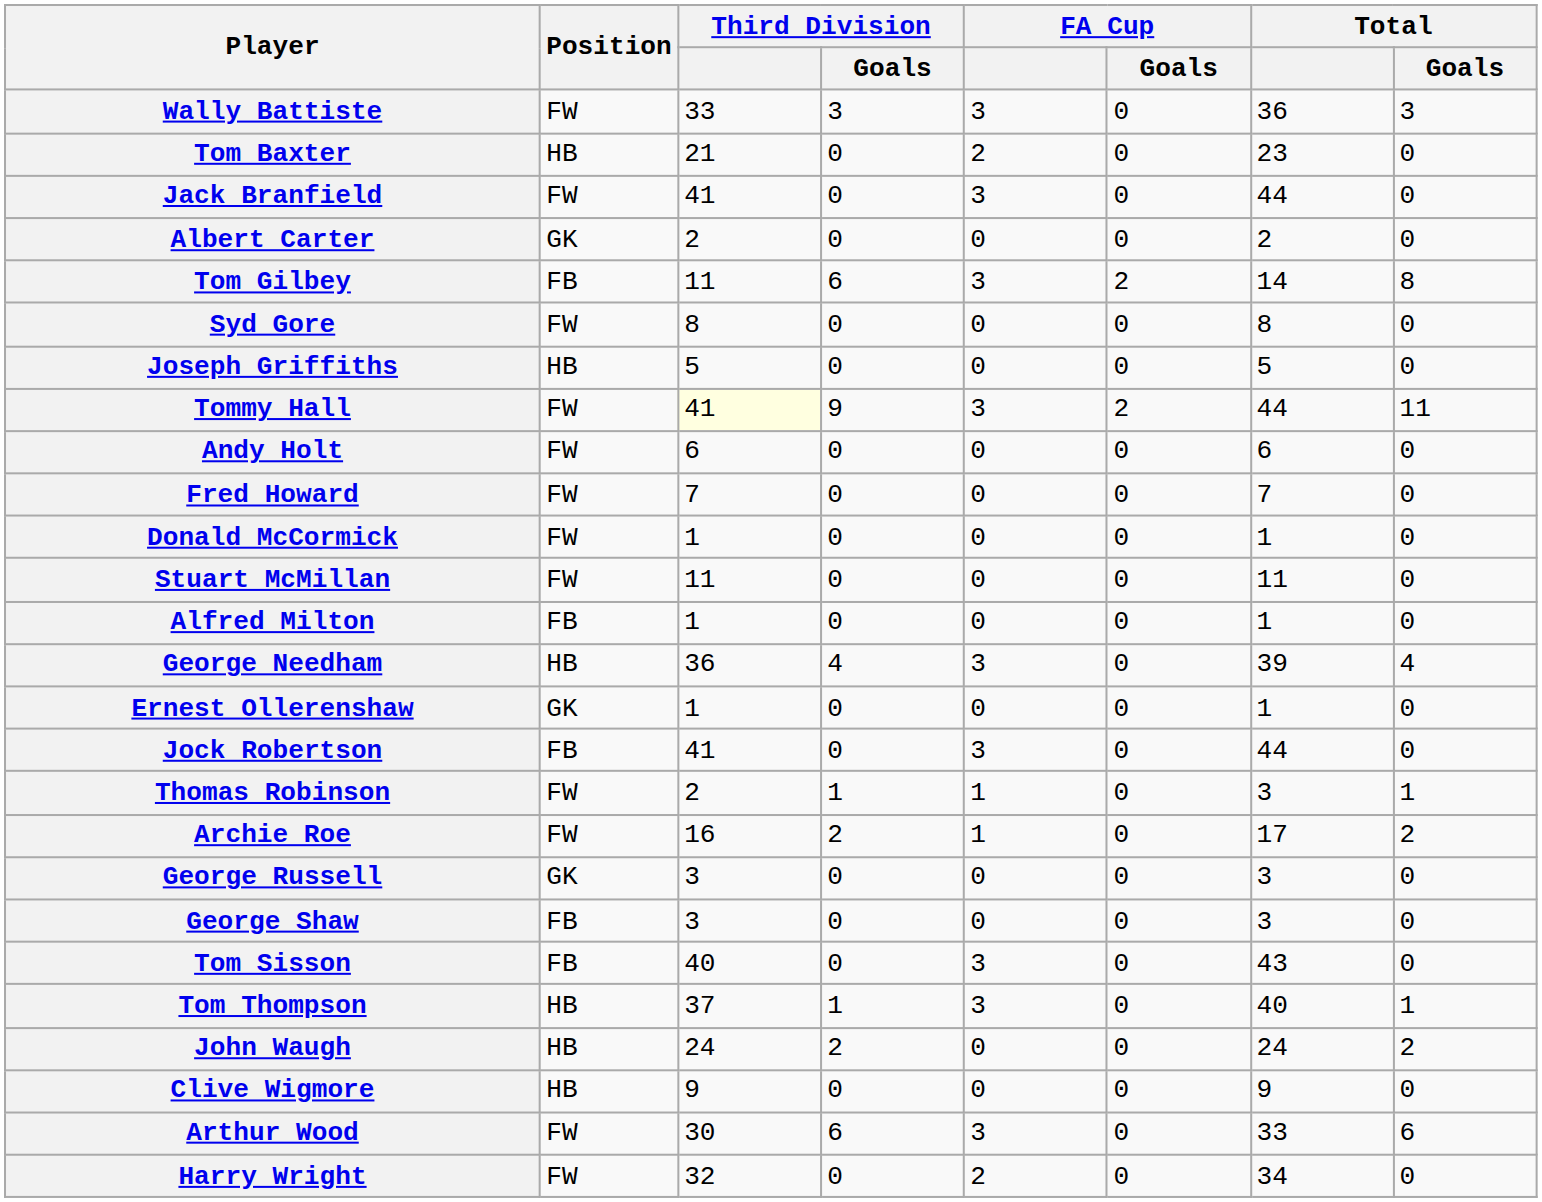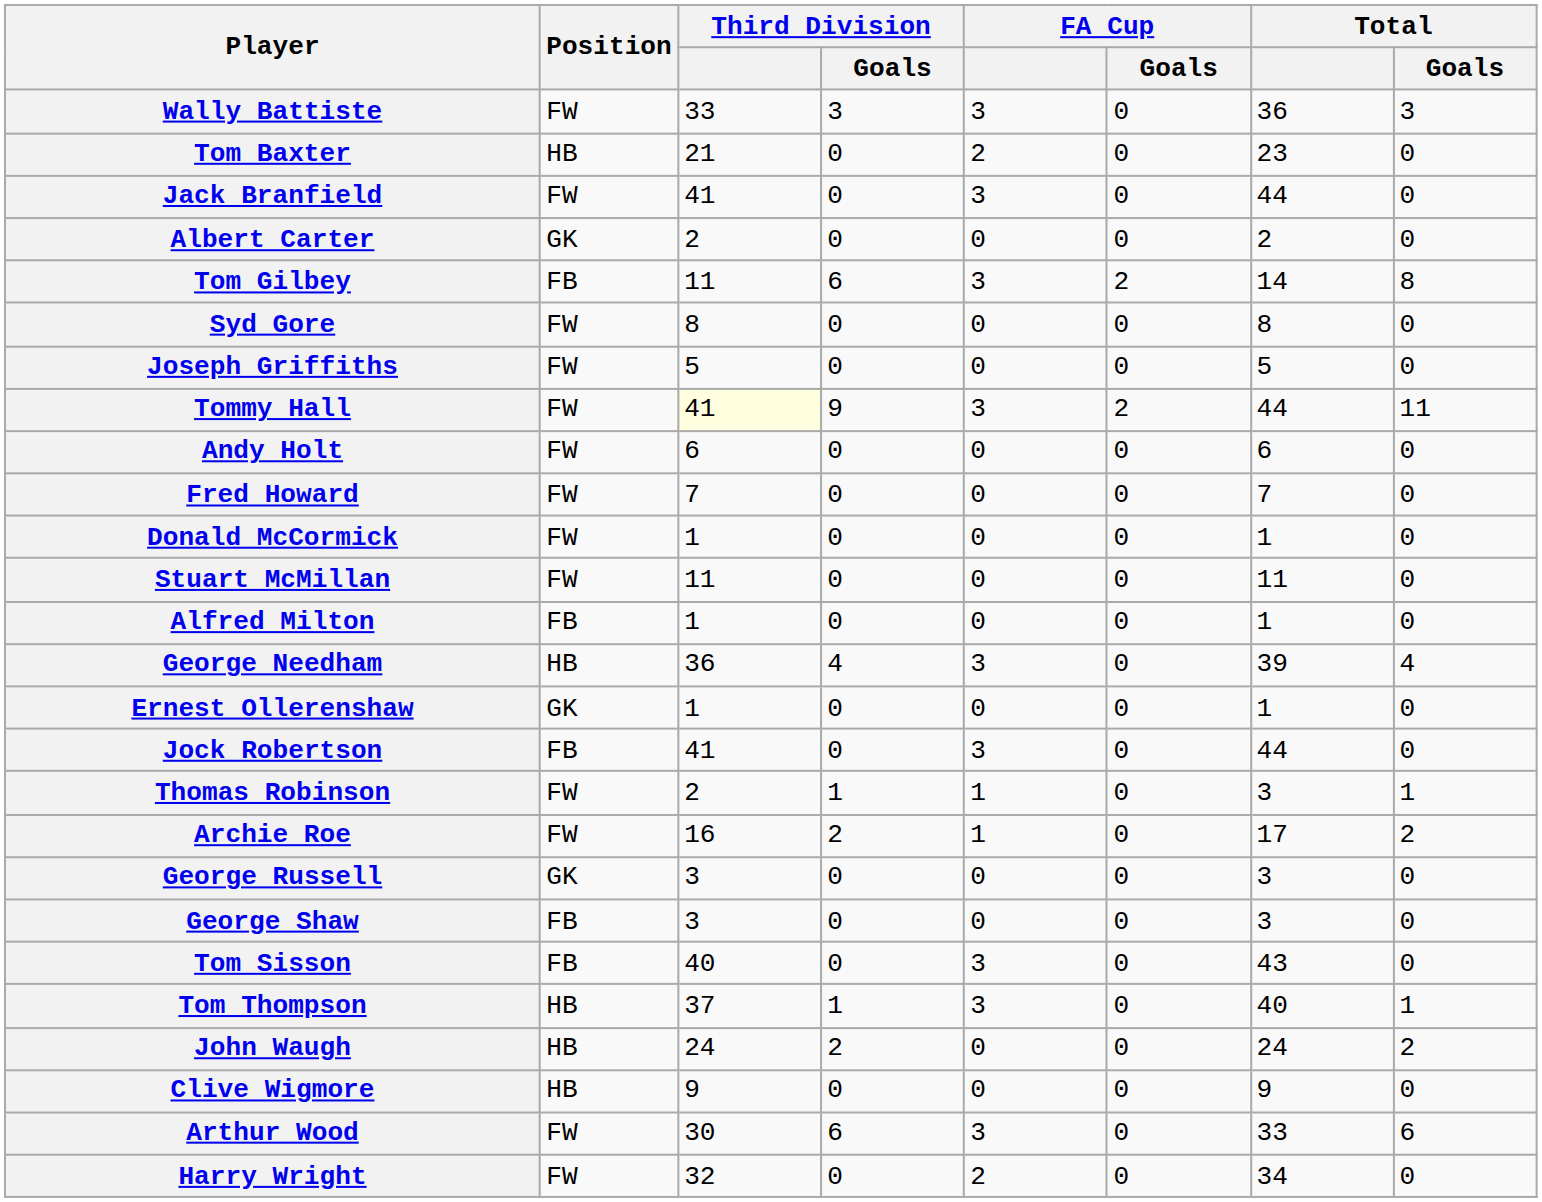(562, 367) HB -> (562, 367) FW
